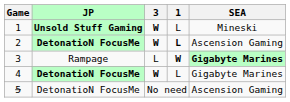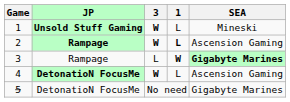(88, 43) DetonatioN FocusMe -> (88, 43) Rampage
(237, 74) Gigabyte Marines -> (237, 74) Ascension Gaming
(237, 89) Ascension Gaming -> (237, 89) Gigabyte Marines
